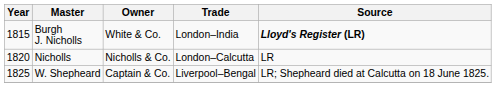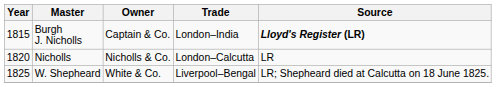(133, 35) White & Co. -> (138, 35) Captain & Co.
(138, 73) Captain & Co. -> (133, 73) White & Co.
